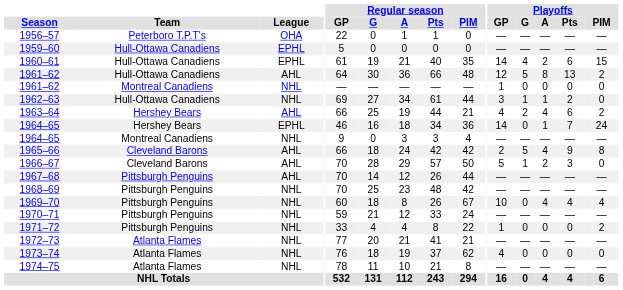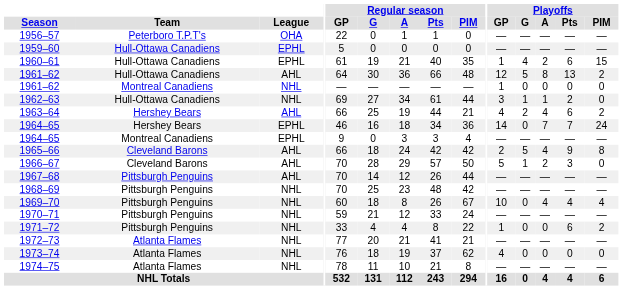(501, 61) 14 -> (501, 61) 1
(545, 125) 1 -> (545, 125) 7
(291, 138) NHL -> (291, 138) EPHL
(570, 228) 0 -> (570, 228) 6
